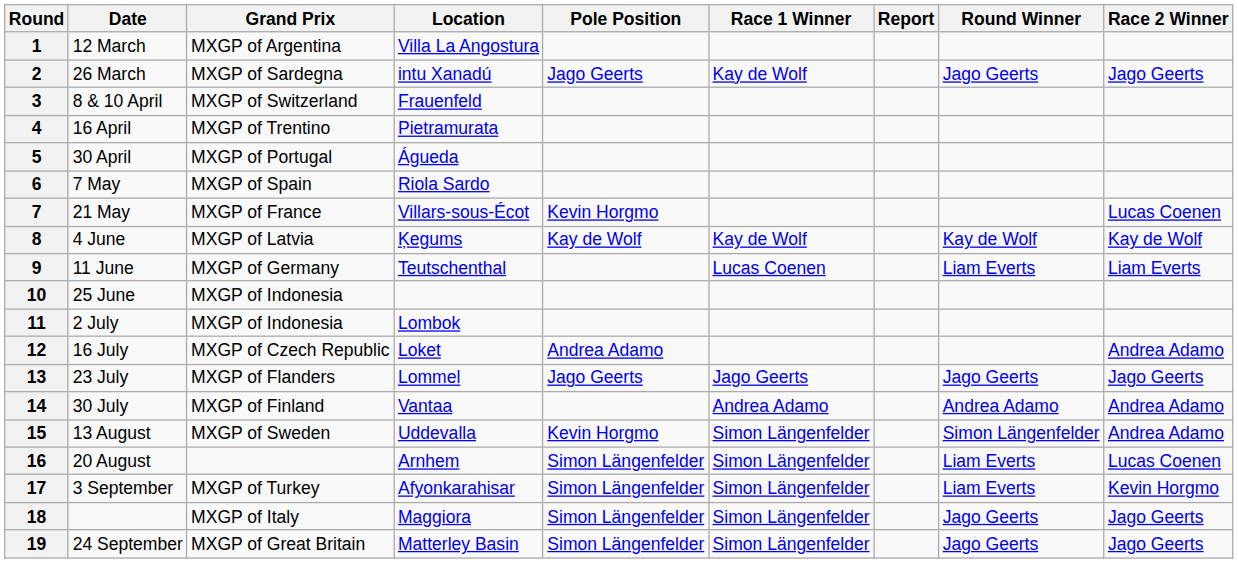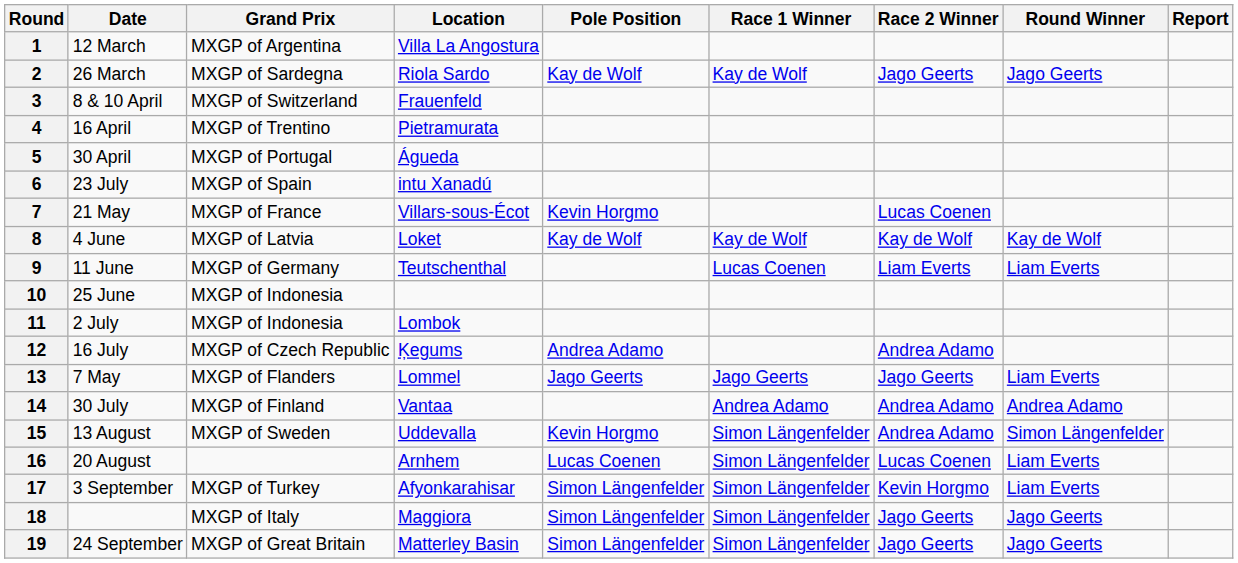columns swapped: (1168, 18) <-> (906, 18)
(445, 73) intu Xanadú -> (444, 73) Riola Sardo
(595, 73) Jago Geerts -> (594, 73) Kay de Wolf
(97, 184) 7 May -> (100, 184) 23 July
(444, 184) Riola Sardo -> (445, 184) intu Xanadú
(430, 239) Ķegums -> (419, 239) Loket
(419, 350) Loket -> (430, 350) Ķegums
(100, 378) 23 July -> (97, 378) 7 May
(990, 378) Jago Geerts -> (1053, 378) Liam Everts
(626, 461) Simon Längenfelder -> (604, 461) Lucas Coenen
